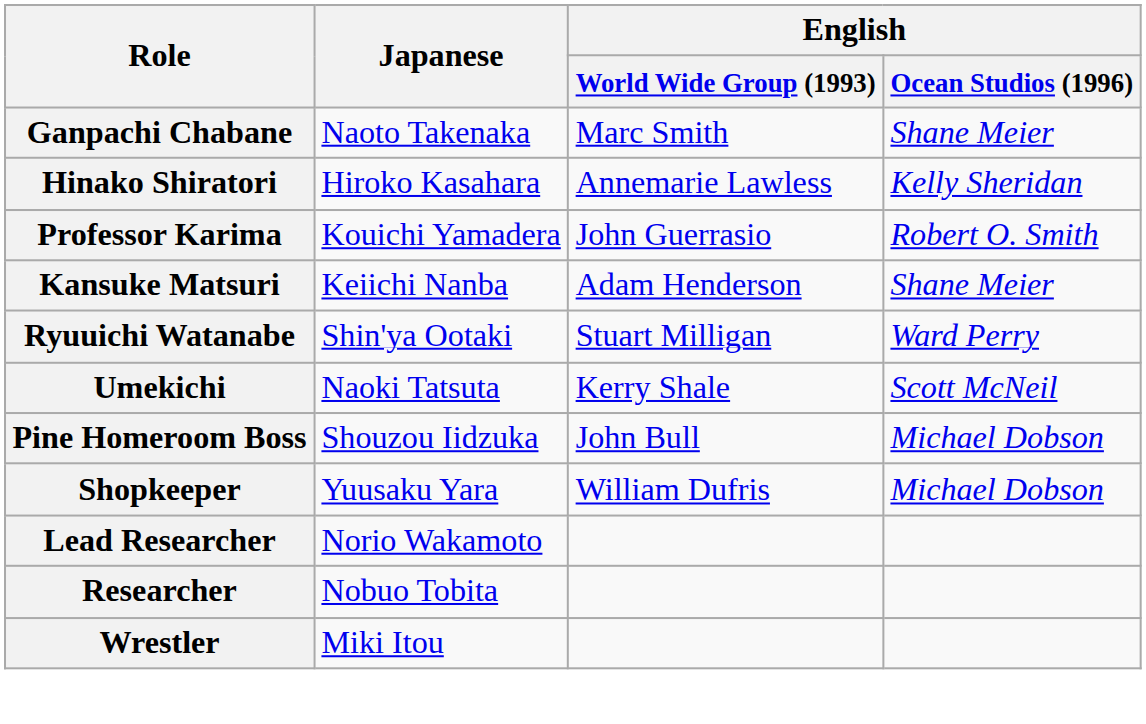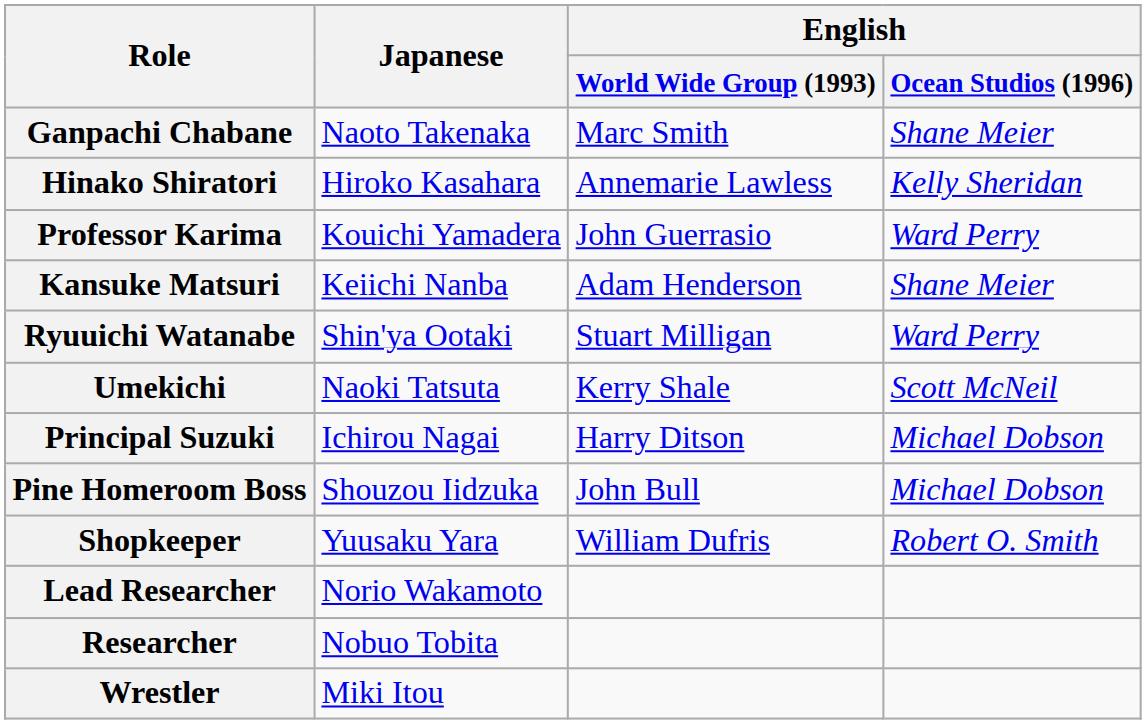(995, 234) Robert O. Smith -> (965, 234) Ward Perry
+ row: (159, 438)
(997, 489) Michael Dobson -> (995, 540) Robert O. Smith
